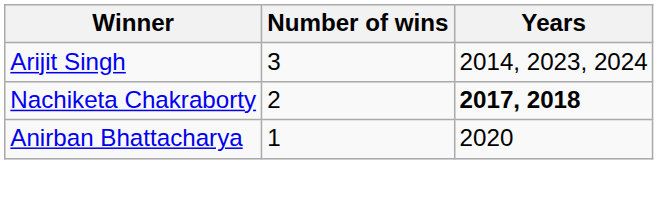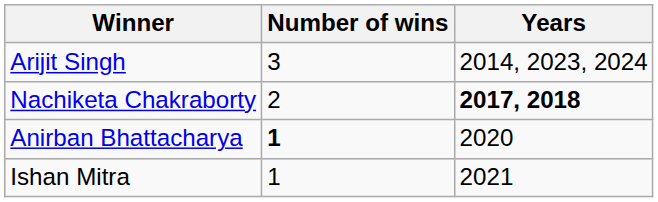(274, 138) normal -> (274, 138) bold
+ row: (70, 176)
